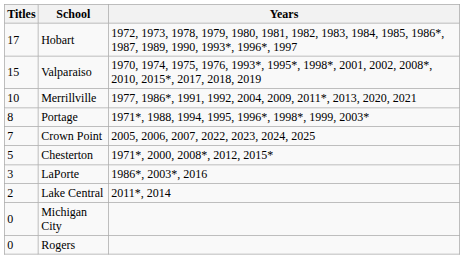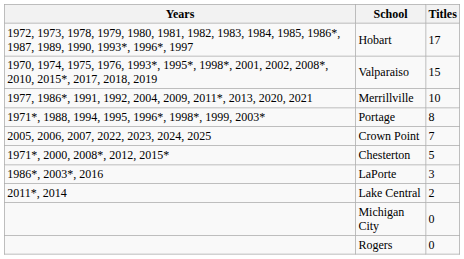columns swapped: (21, 14) <-> (284, 14)
